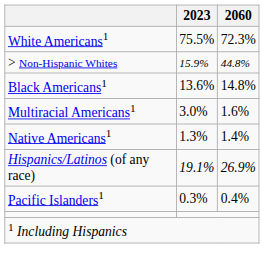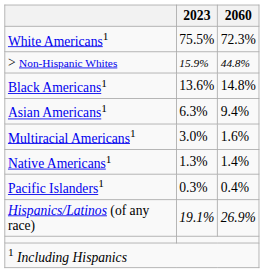+ row: (57, 111)
rows swapped: (56, 198) <-> (79, 167)
